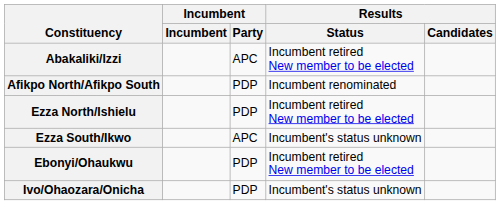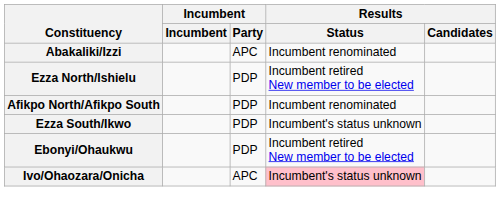(341, 59) Incumbent retired New member to be elected -> (332, 52) Incumbent renominated
rows swapped: (84, 85) <-> (84, 111)
(245, 137) APC -> (245, 124) PDP
(245, 190) PDP -> (245, 176) APC
(345, 190) no background -> (345, 176) pink background
